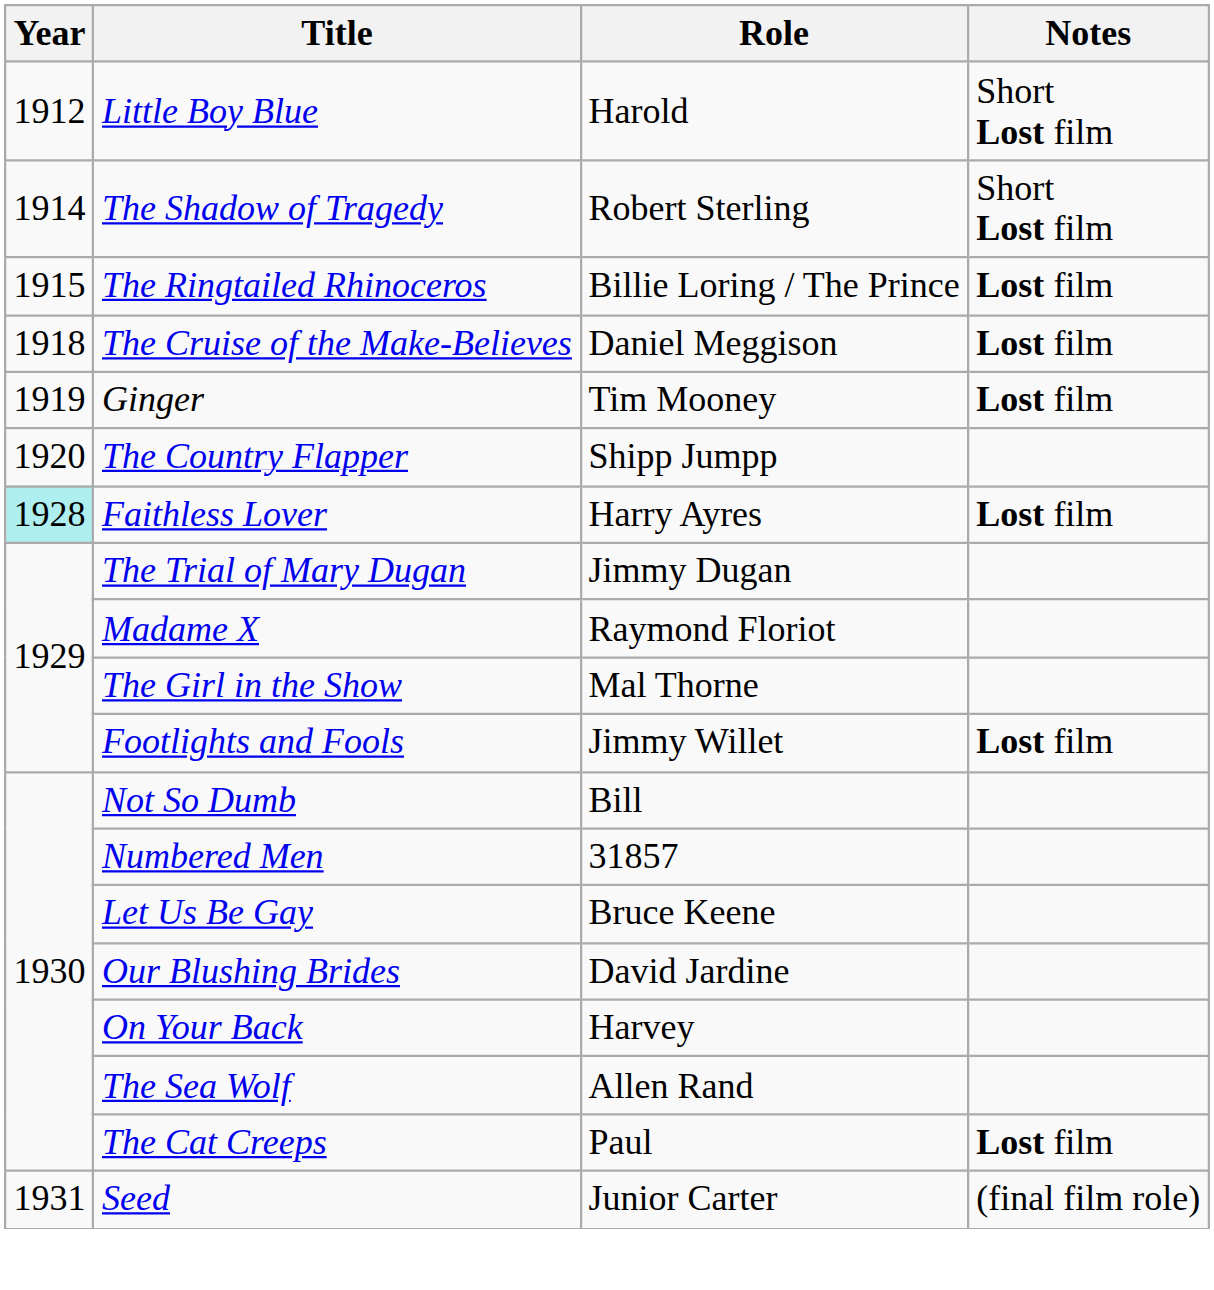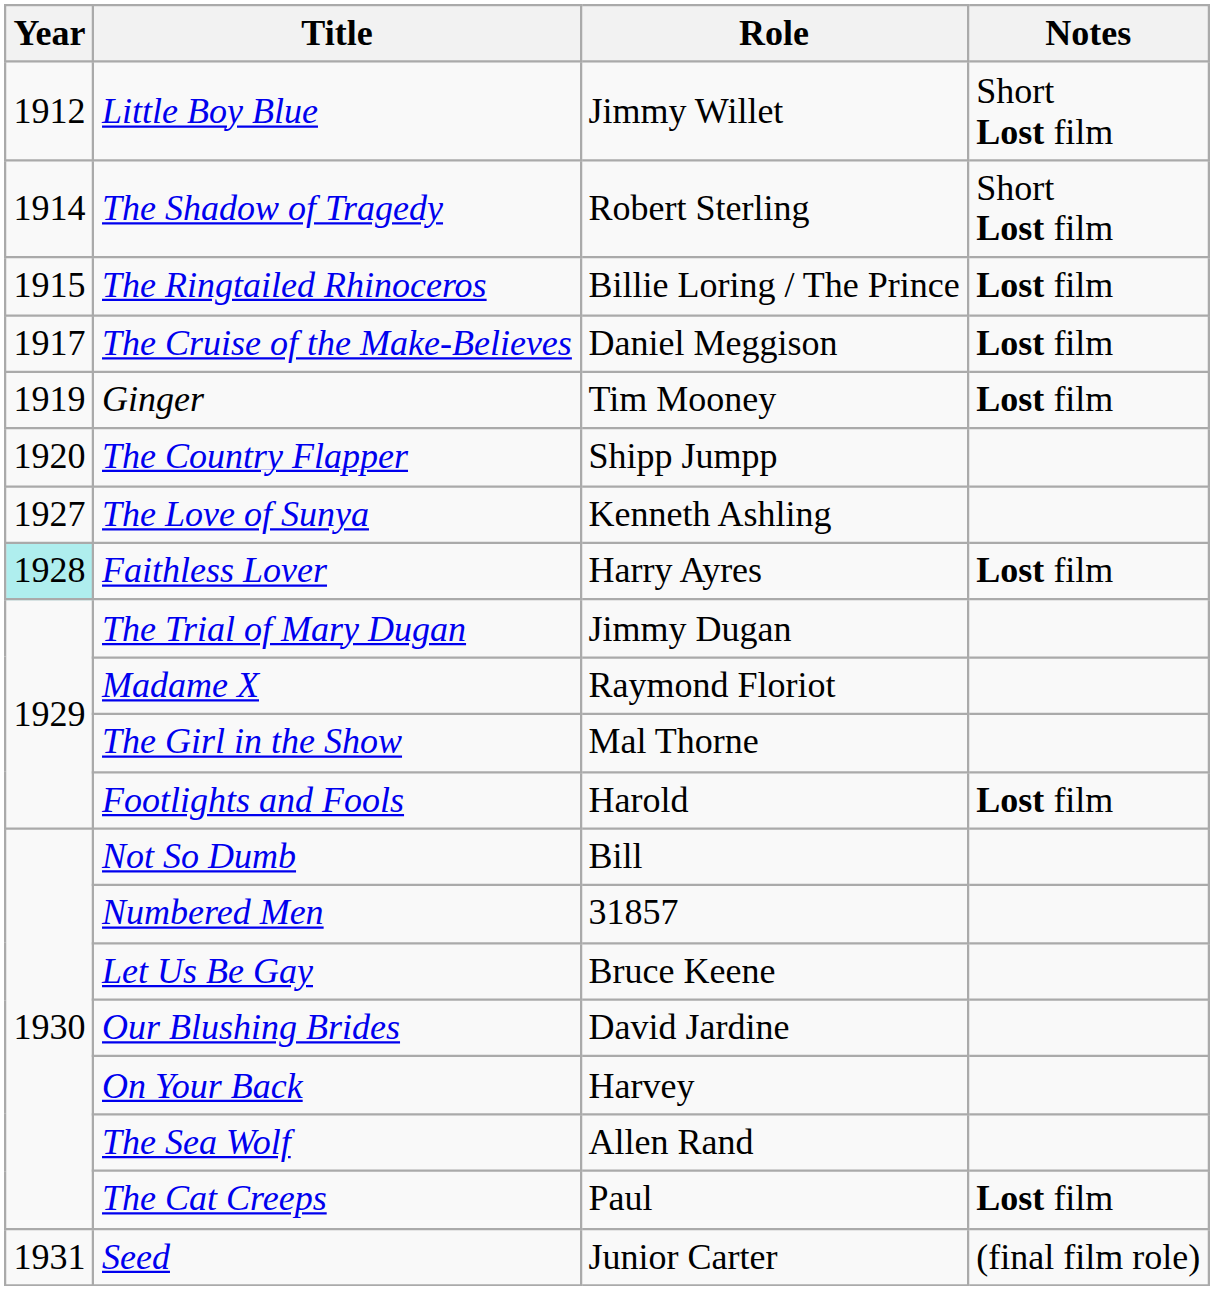(638, 110) Harold -> (686, 110) Jimmy Willet
(49, 342) 1918 -> (49, 342) 1917
+ row: (236, 513)
(686, 742) Jimmy Willet -> (638, 799) Harold
